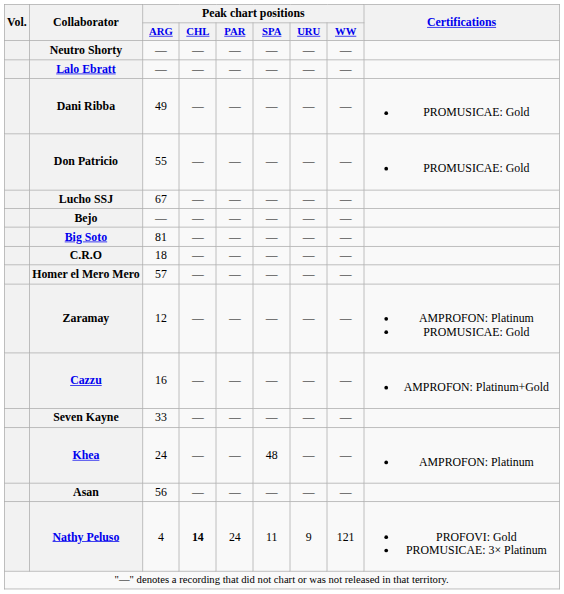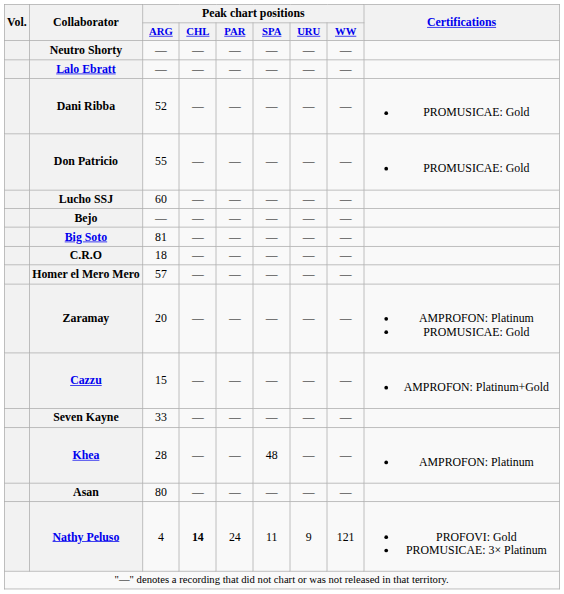(161, 106) 49 -> (161, 106) 52
(161, 199) 67 -> (161, 199) 60
(161, 318) 12 -> (161, 318) 20
(161, 380) 16 -> (161, 380) 15
(161, 455) 24 -> (161, 455) 28
(161, 492) 56 -> (161, 492) 80
